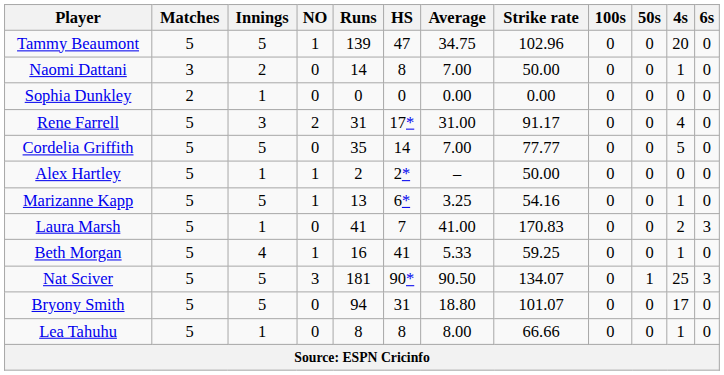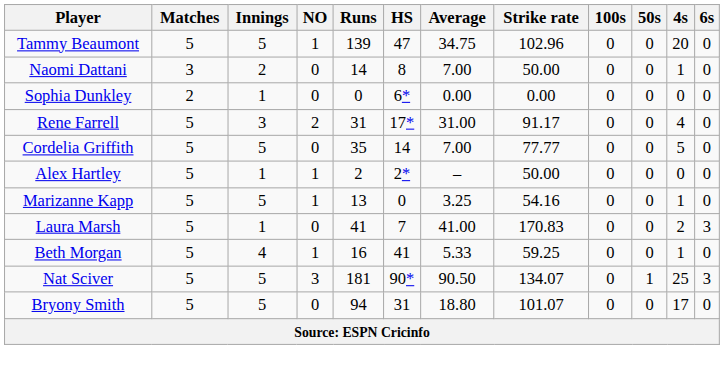(402, 95) 0 -> (402, 95) 6*
(402, 200) 6* -> (402, 200) 0
- row: (78, 331)
